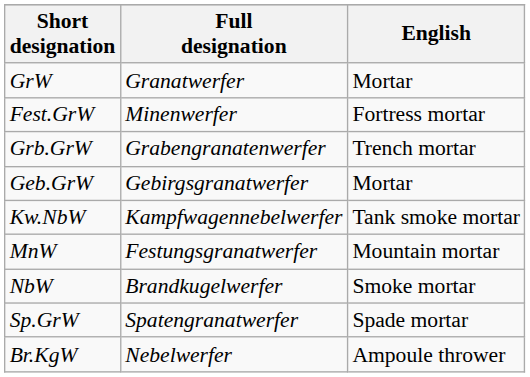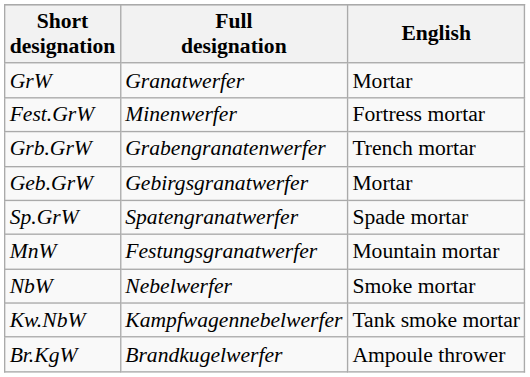rows swapped: (44, 319) <-> (48, 217)
(204, 285) Brandkugelwerfer -> (179, 285) Nebelwerfer
(179, 354) Nebelwerfer -> (204, 354) Brandkugelwerfer
